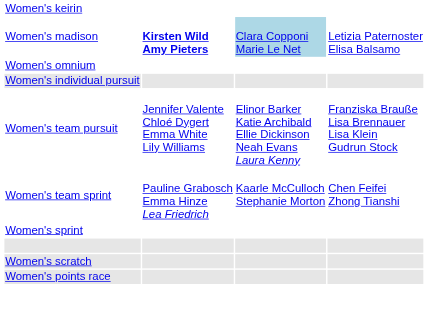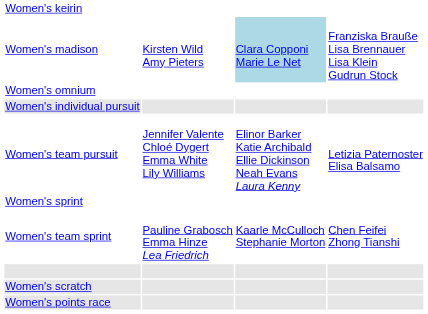(176, 43) bold -> (173, 56) normal
(376, 43) Letizia Paternoster Elisa Balsamo -> (373, 56) Franziska Brauße Lisa Brennauer Lisa Klein Gudrun Stock
(373, 128) Franziska Brauße Lisa Brennauer Lisa Klein Gudrun Stock -> (376, 160) Letizia Paternoster Elisa Balsamo
rows swapped: (44, 230) <-> (58, 195)
